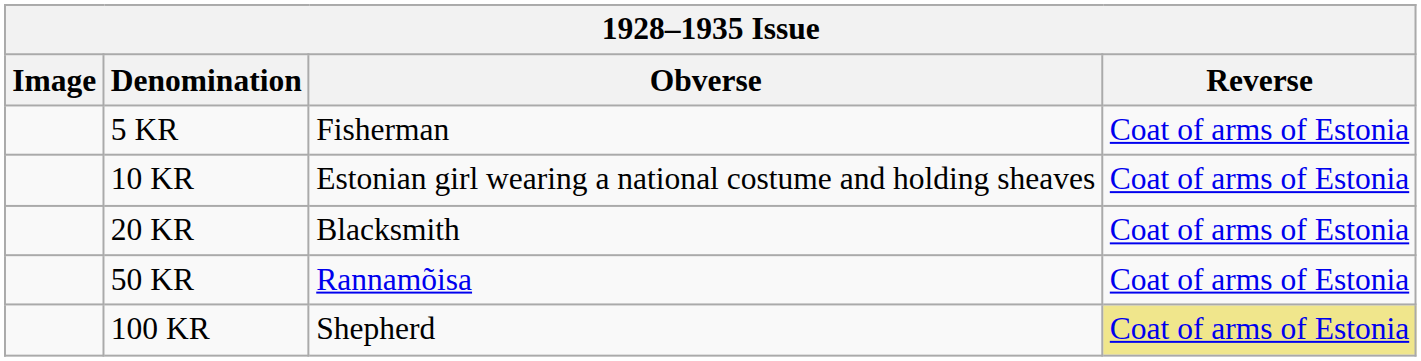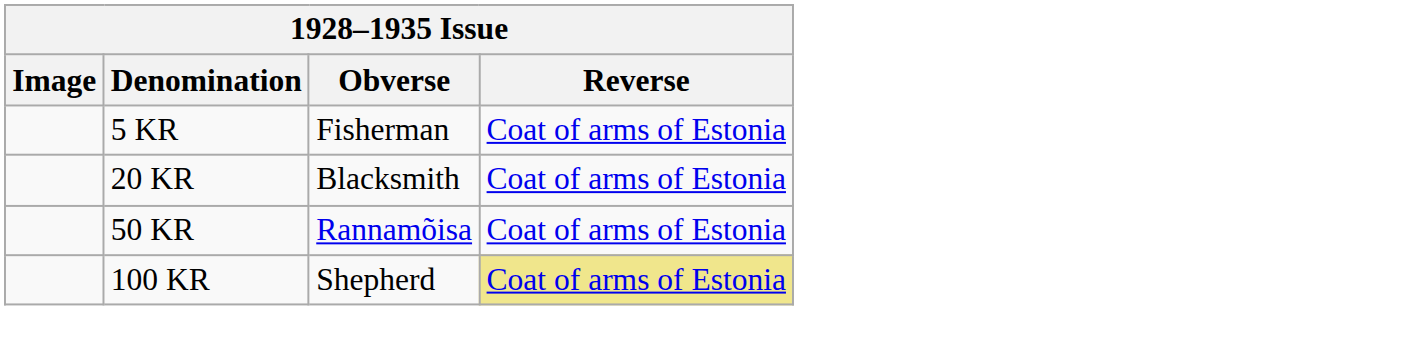- row: (152, 179)
